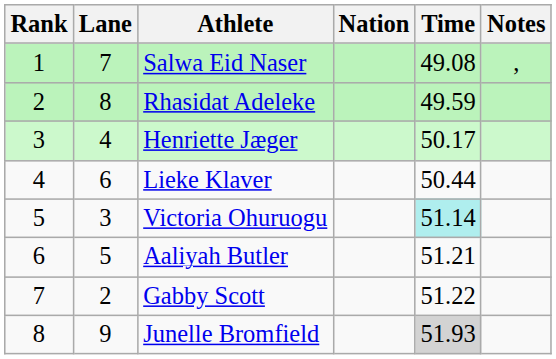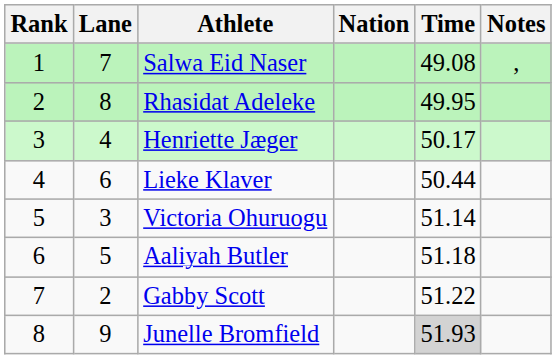(448, 101) 49.59 -> (448, 101) 49.95
(448, 218) paleturquoise background -> (448, 218) no background
(448, 256) 51.21 -> (448, 256) 51.18
